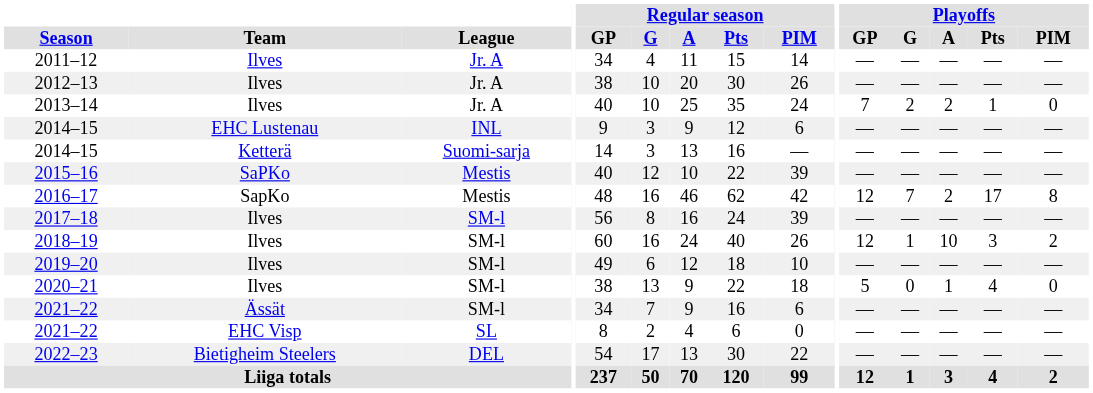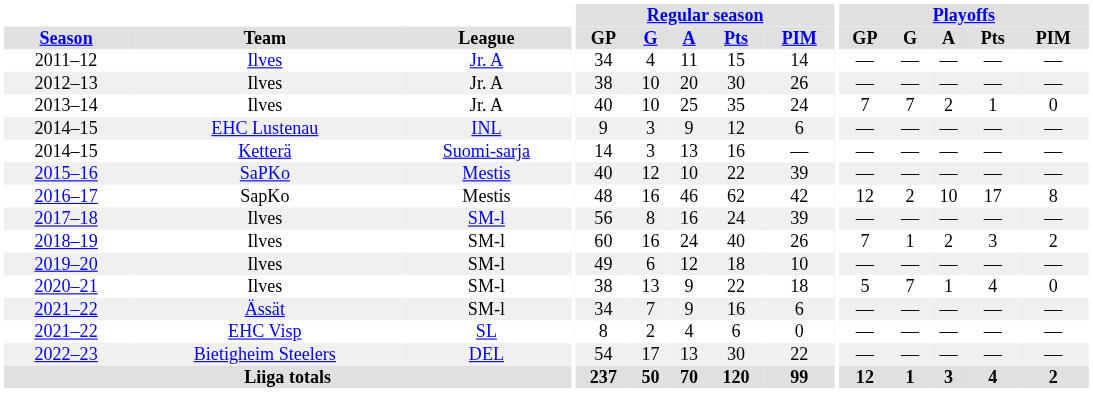(910, 105) 2 -> (910, 105) 7
(910, 196) 7 -> (910, 196) 2
(949, 196) 2 -> (949, 196) 10
(865, 241) 12 -> (865, 241) 7
(949, 241) 10 -> (949, 241) 2
(910, 286) 0 -> (910, 286) 7
